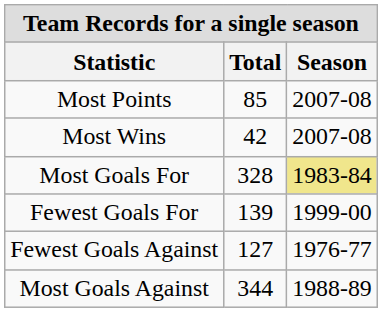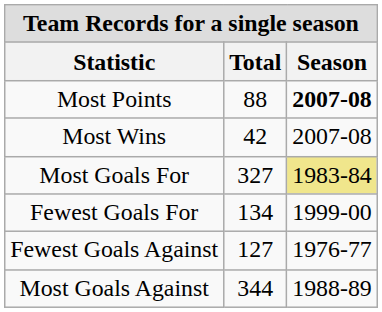(255, 99) 85 -> (255, 99) 88
(332, 99) normal -> (332, 99) bold
(255, 174) 328 -> (255, 174) 327
(255, 212) 139 -> (255, 212) 134
